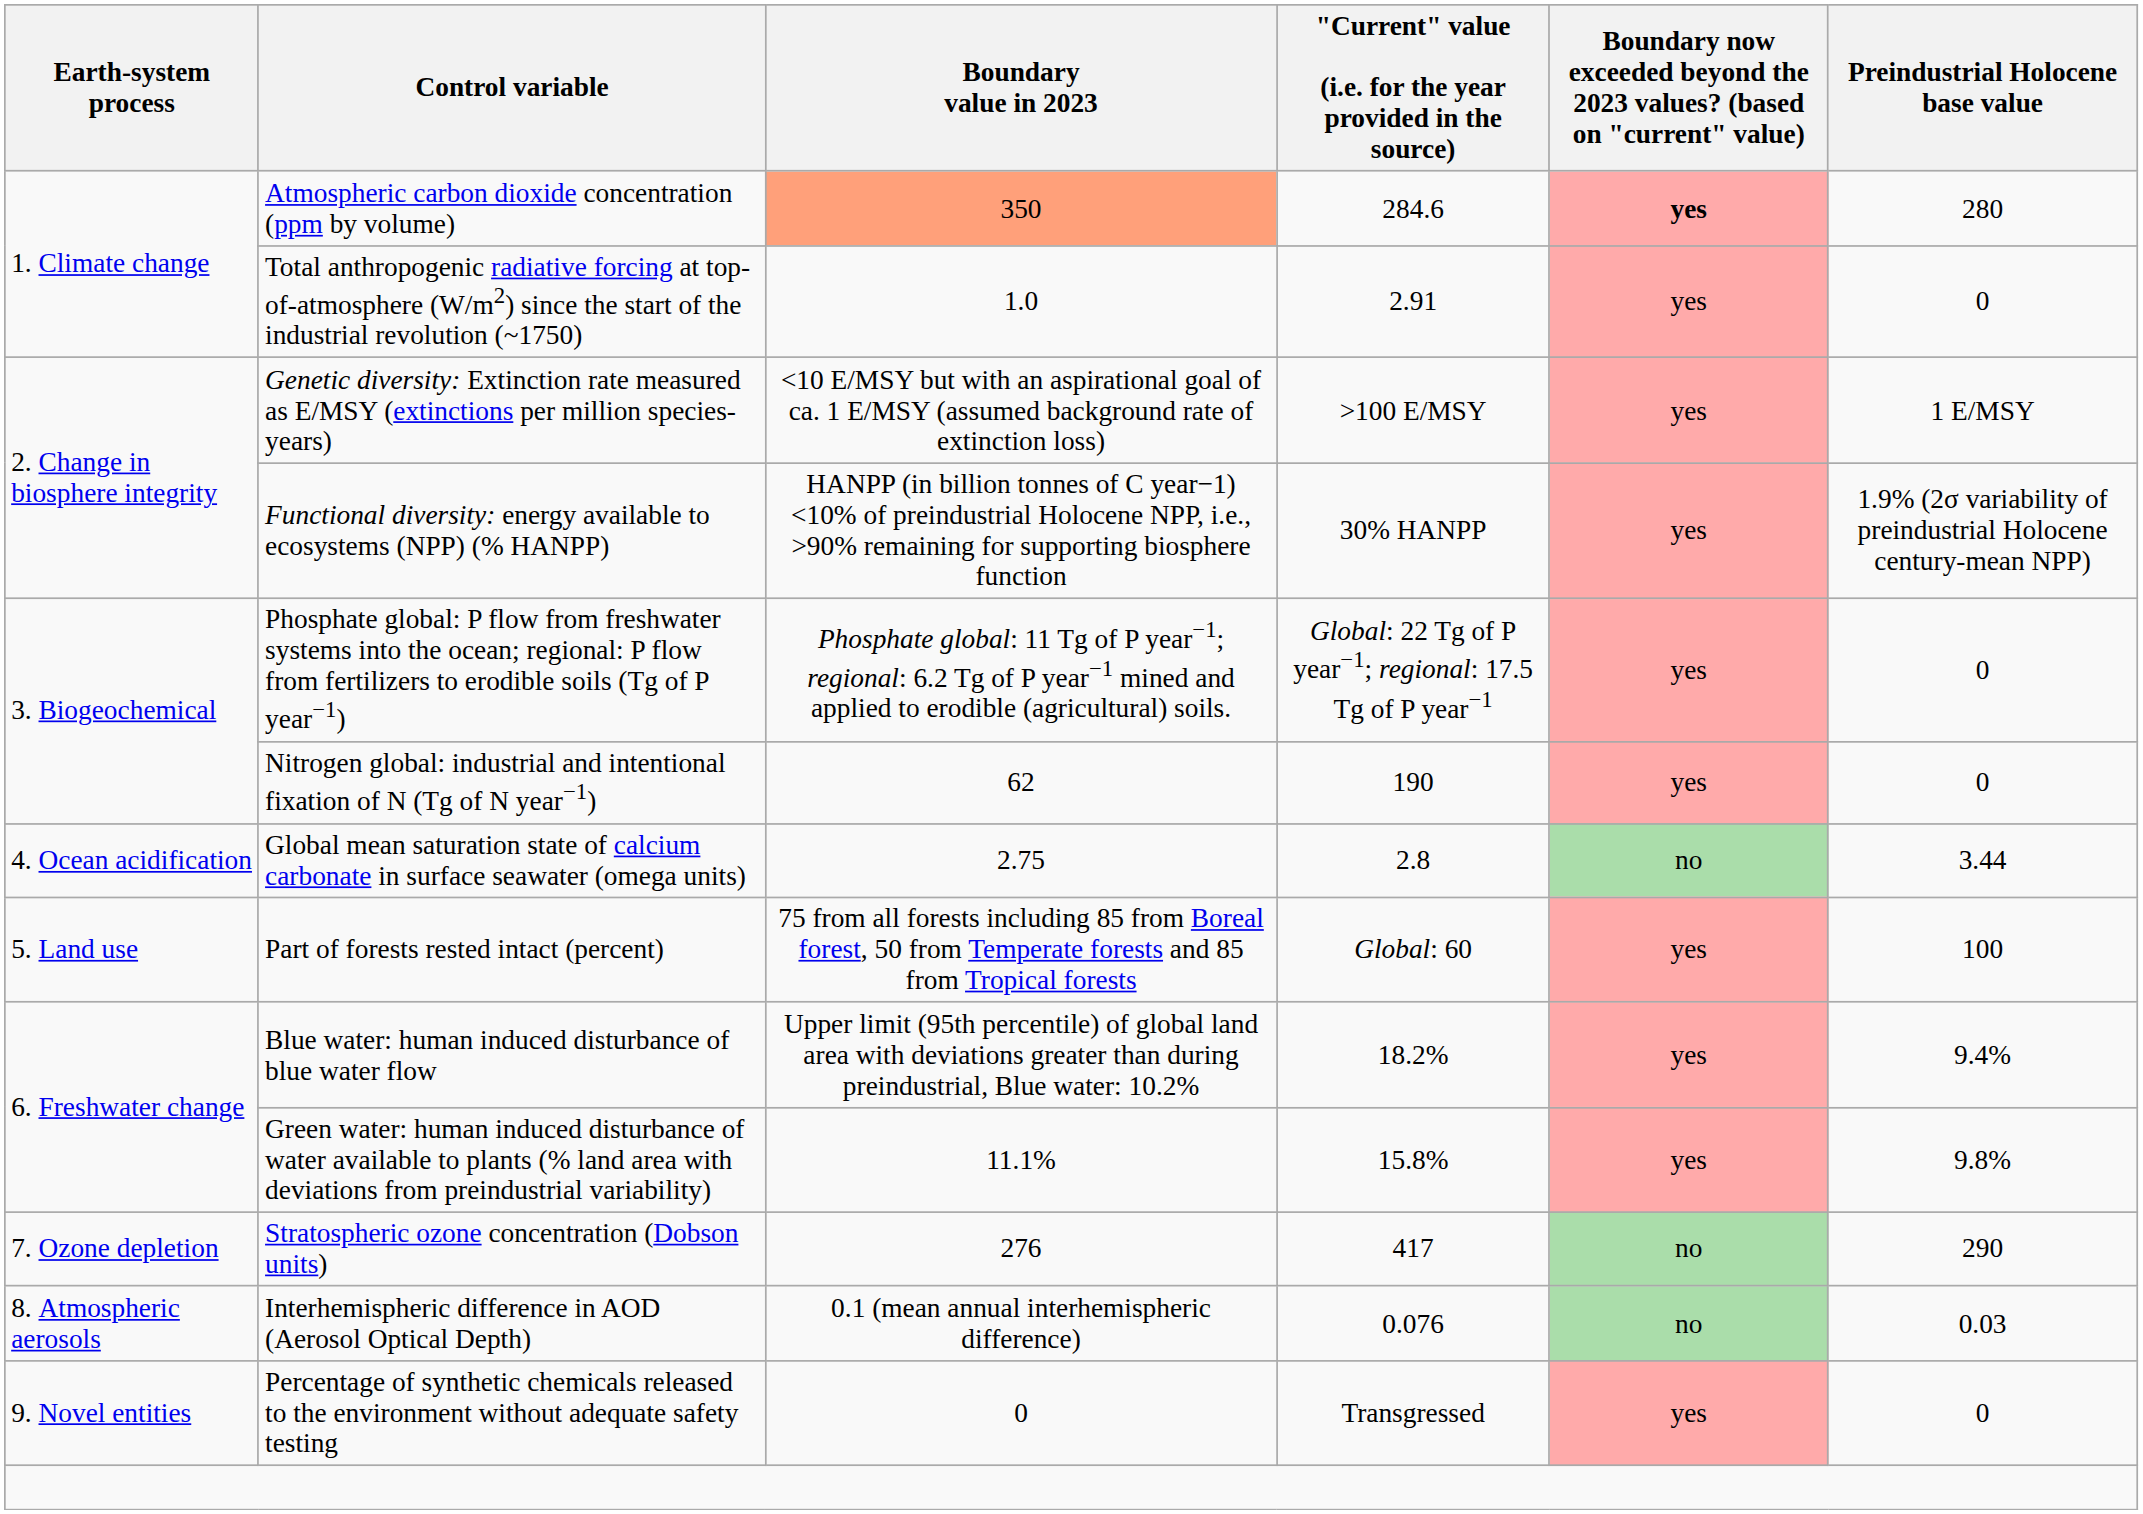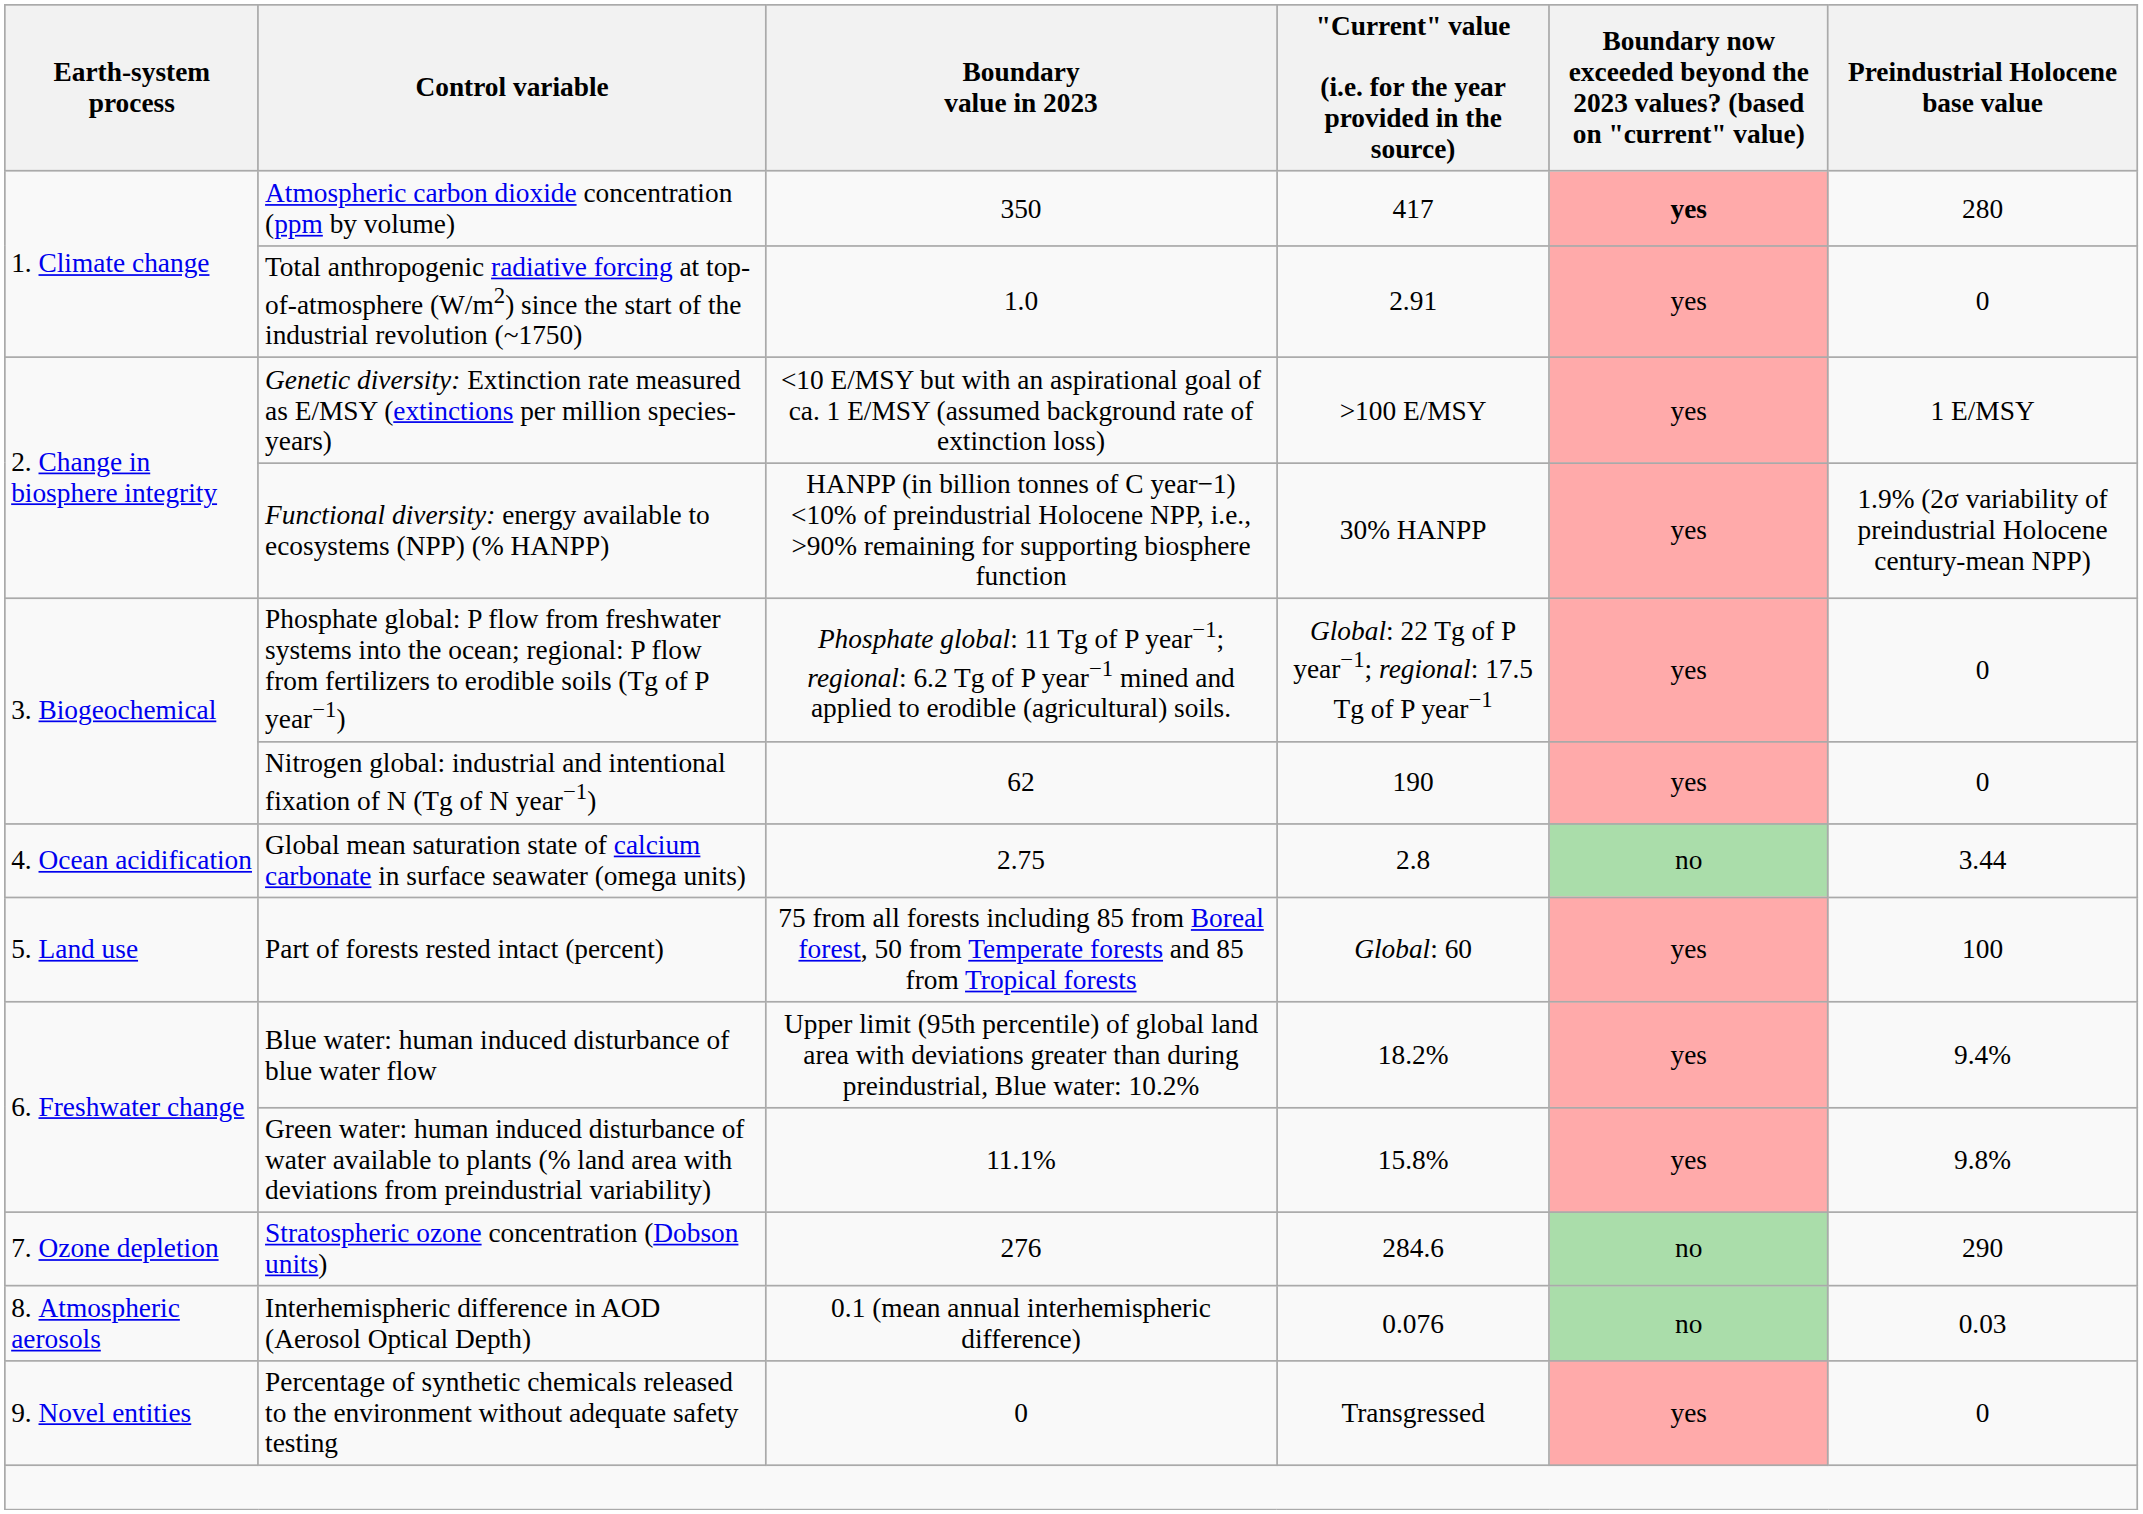(1021, 208) lightsalmon background -> (1021, 208) no background
(1413, 208) 284.6 -> (1413, 208) 417
(1413, 1249) 417 -> (1413, 1249) 284.6
